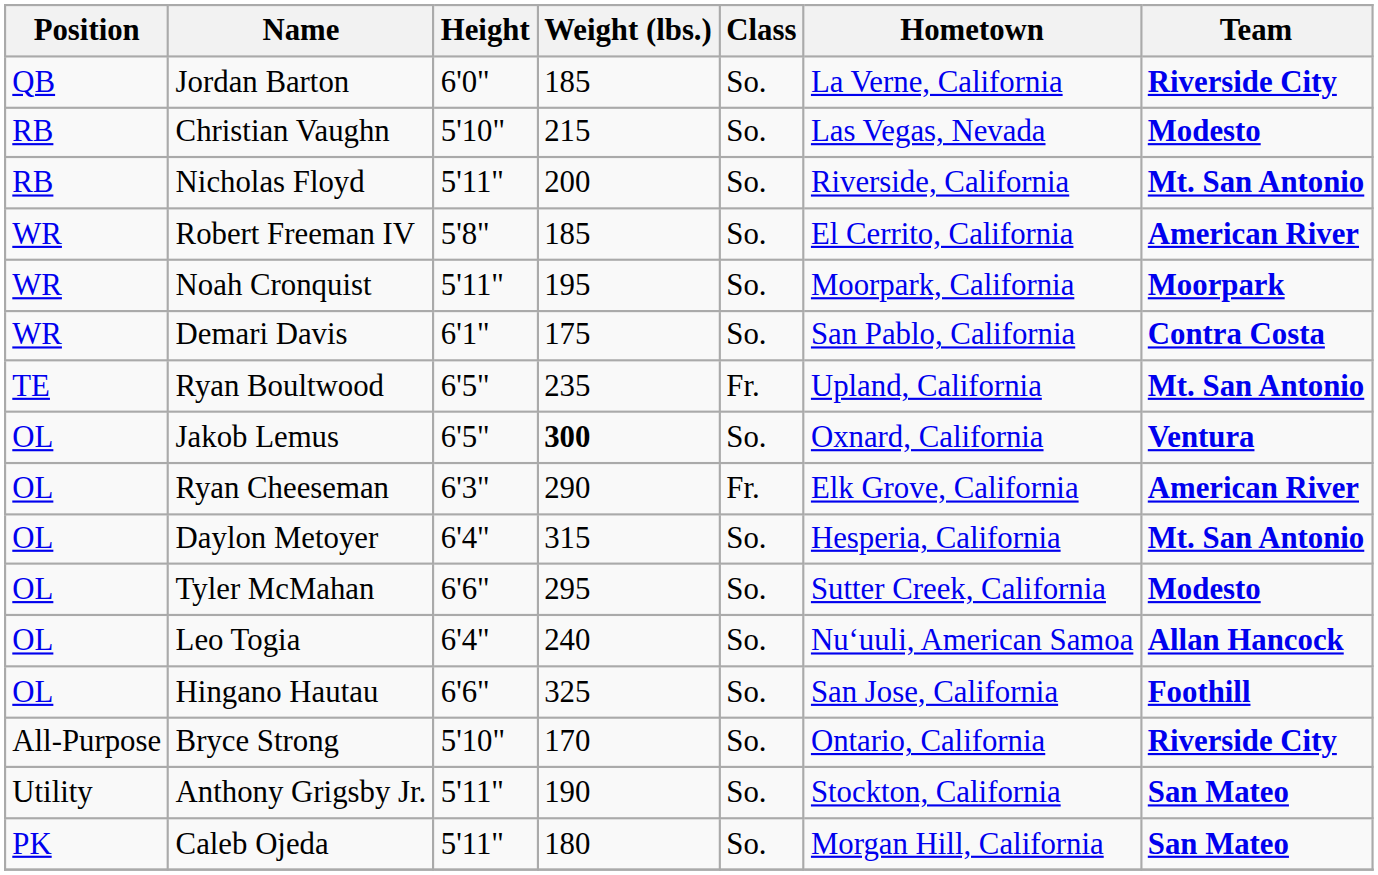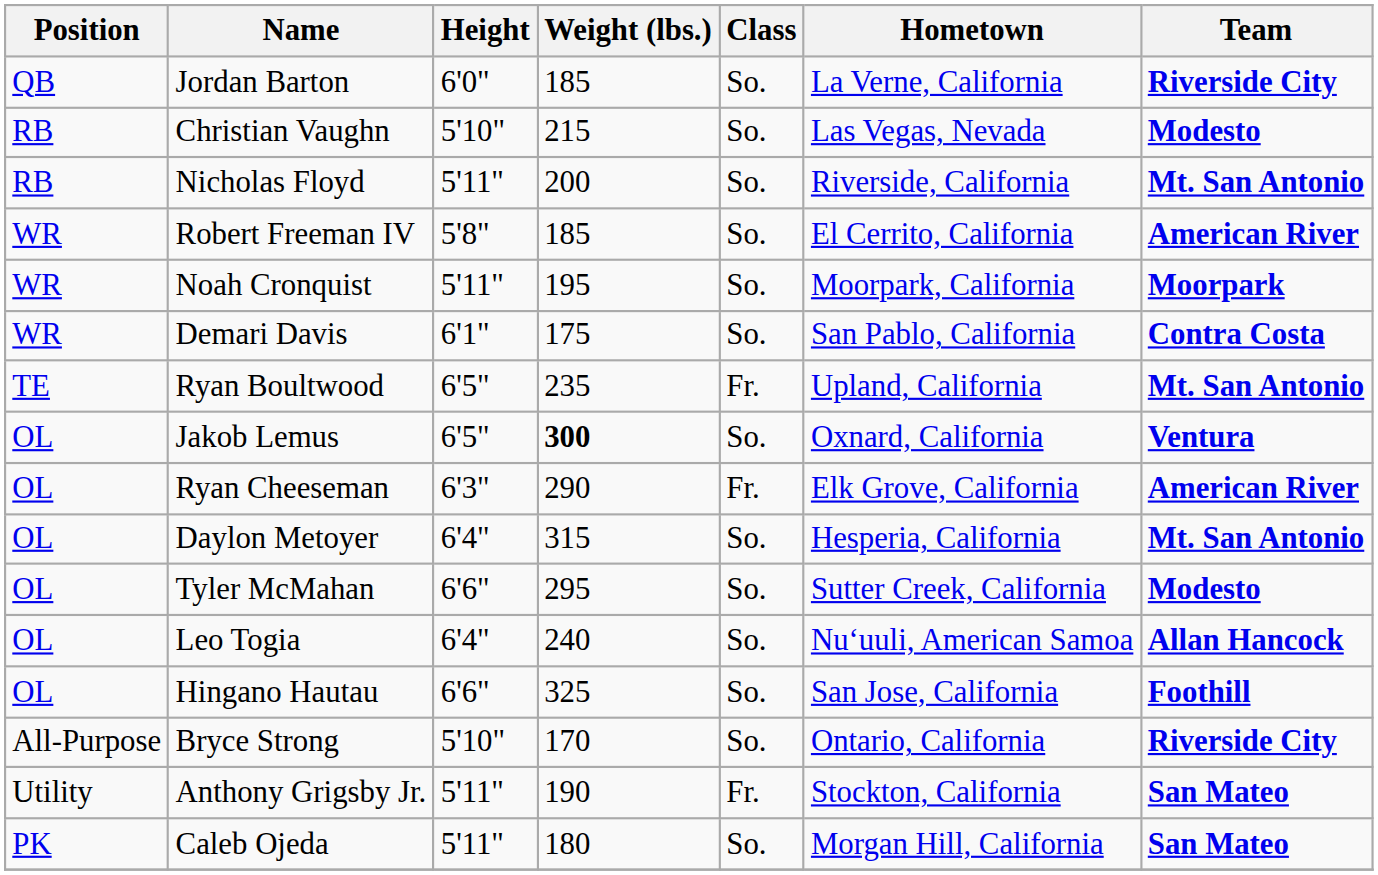(746, 792) So. -> (743, 792) Fr.
